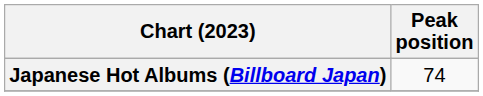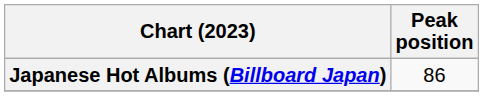(434, 74) 74 -> (434, 74) 86
